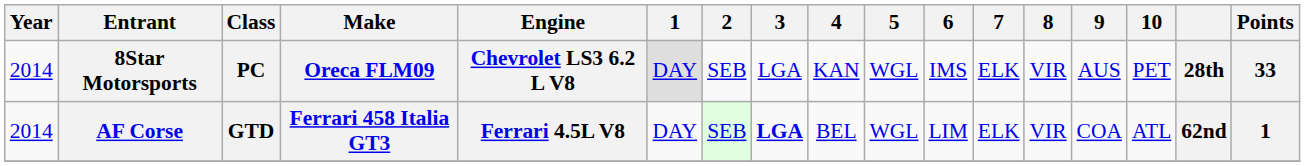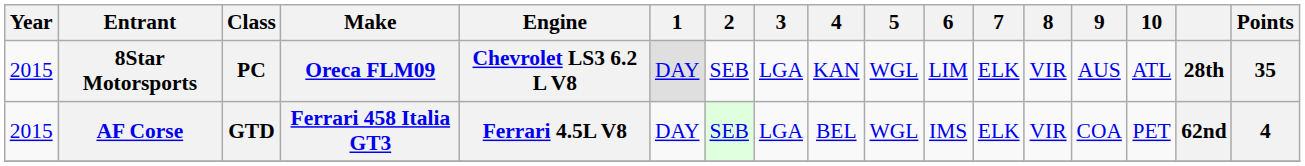(31, 70) 2014 -> (31, 70) 2015
(948, 70) IMS -> (948, 70) LIM
(1152, 70) PET -> (1152, 70) ATL
(1265, 70) 33 -> (1265, 70) 35
(31, 131) 2014 -> (31, 131) 2015
(780, 131) bold -> (781, 131) normal
(948, 131) LIM -> (948, 131) IMS
(1152, 131) ATL -> (1152, 131) PET
(1265, 131) 1 -> (1265, 131) 4
